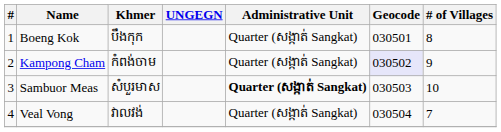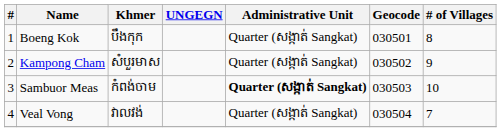(133, 62) កំពង់ចាម -> (135, 62) សំបួរមាស
(392, 63) lavender background -> (392, 63) no background
(135, 87) សំបួរមាស -> (133, 87) កំពង់ចាម
